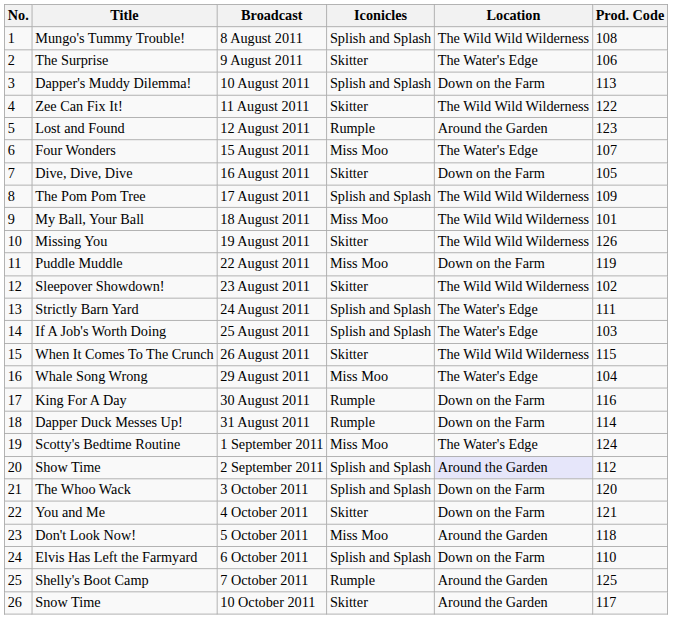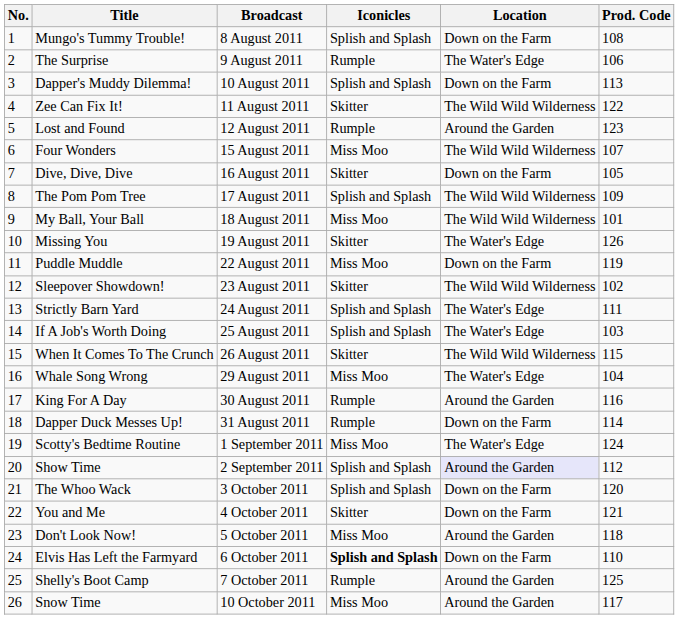(513, 38) The Wild Wild Wilderness -> (498, 38) Down on the Farm
(349, 60) Skitter -> (352, 60) Rumple
(488, 151) The Water's Edge -> (520, 151) The Wild Wild Wilderness
(513, 241) The Wild Wild Wilderness -> (494, 241) The Water's Edge
(491, 399) Down on the Farm -> (499, 399) Around the Garden
(381, 557) normal -> (384, 557) bold
(349, 602) Skitter -> (359, 602) Miss Moo
